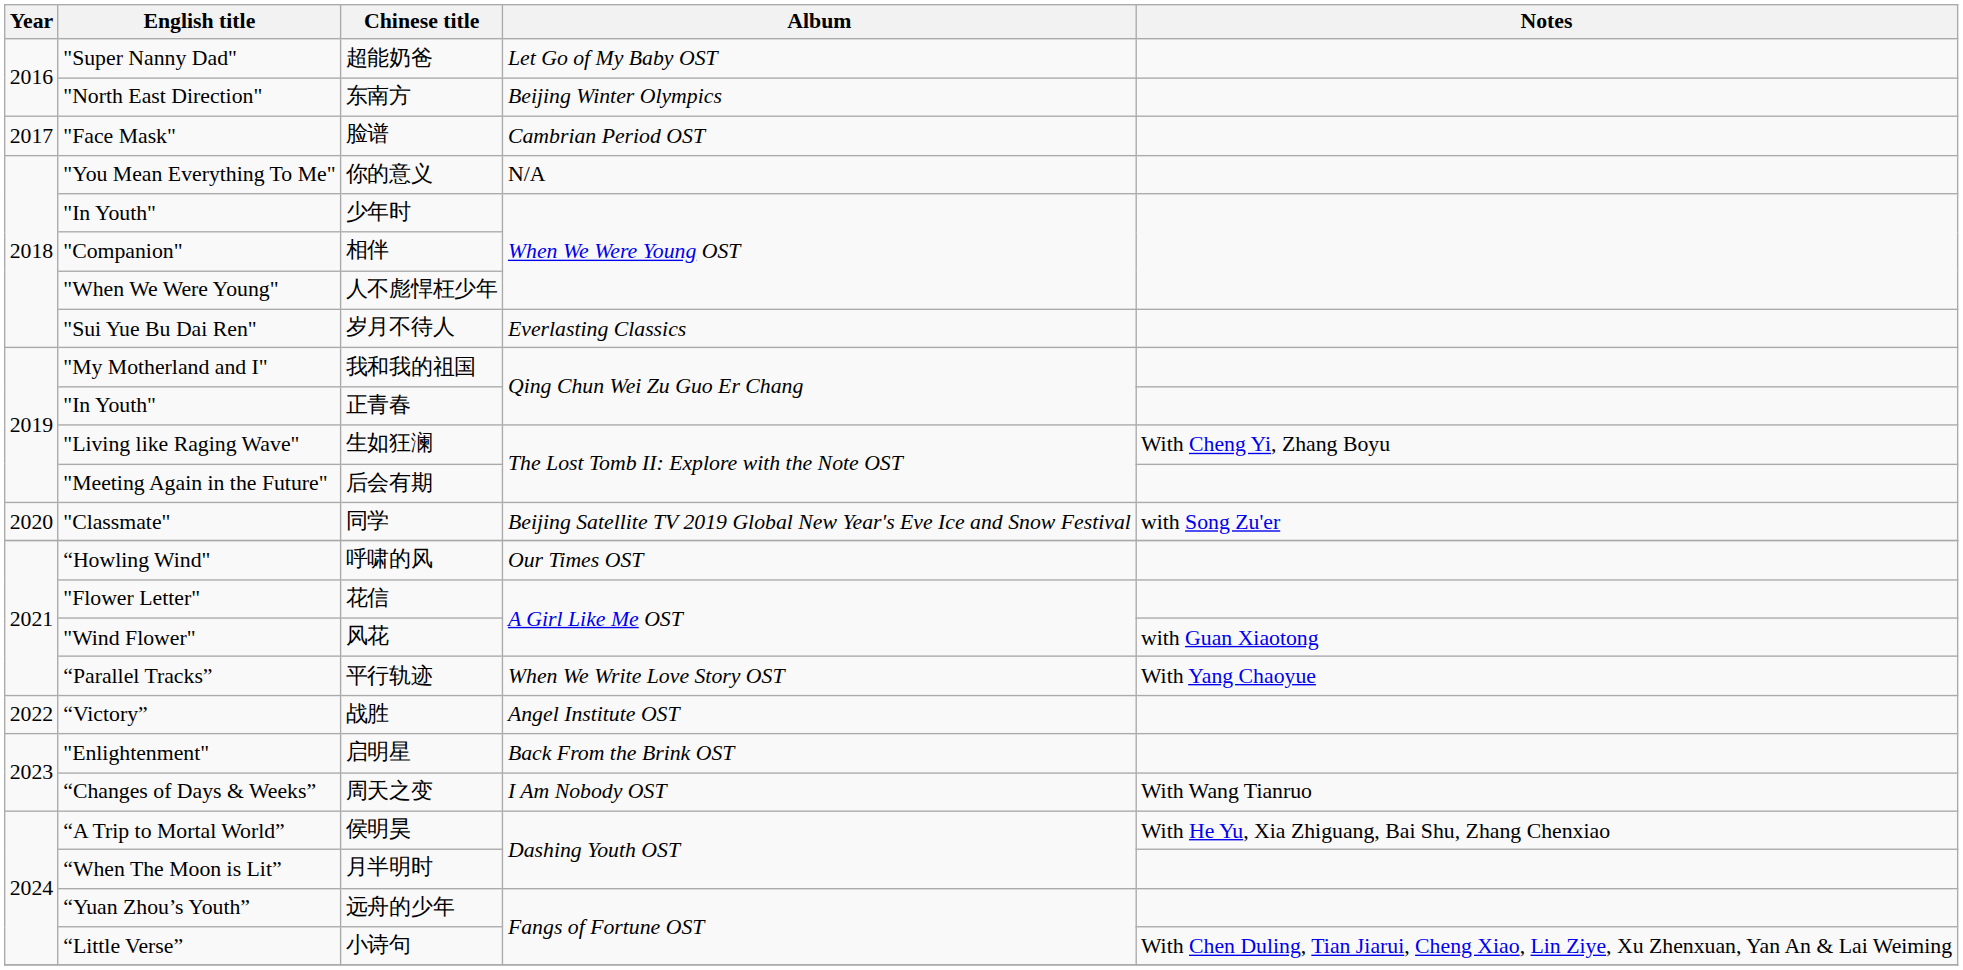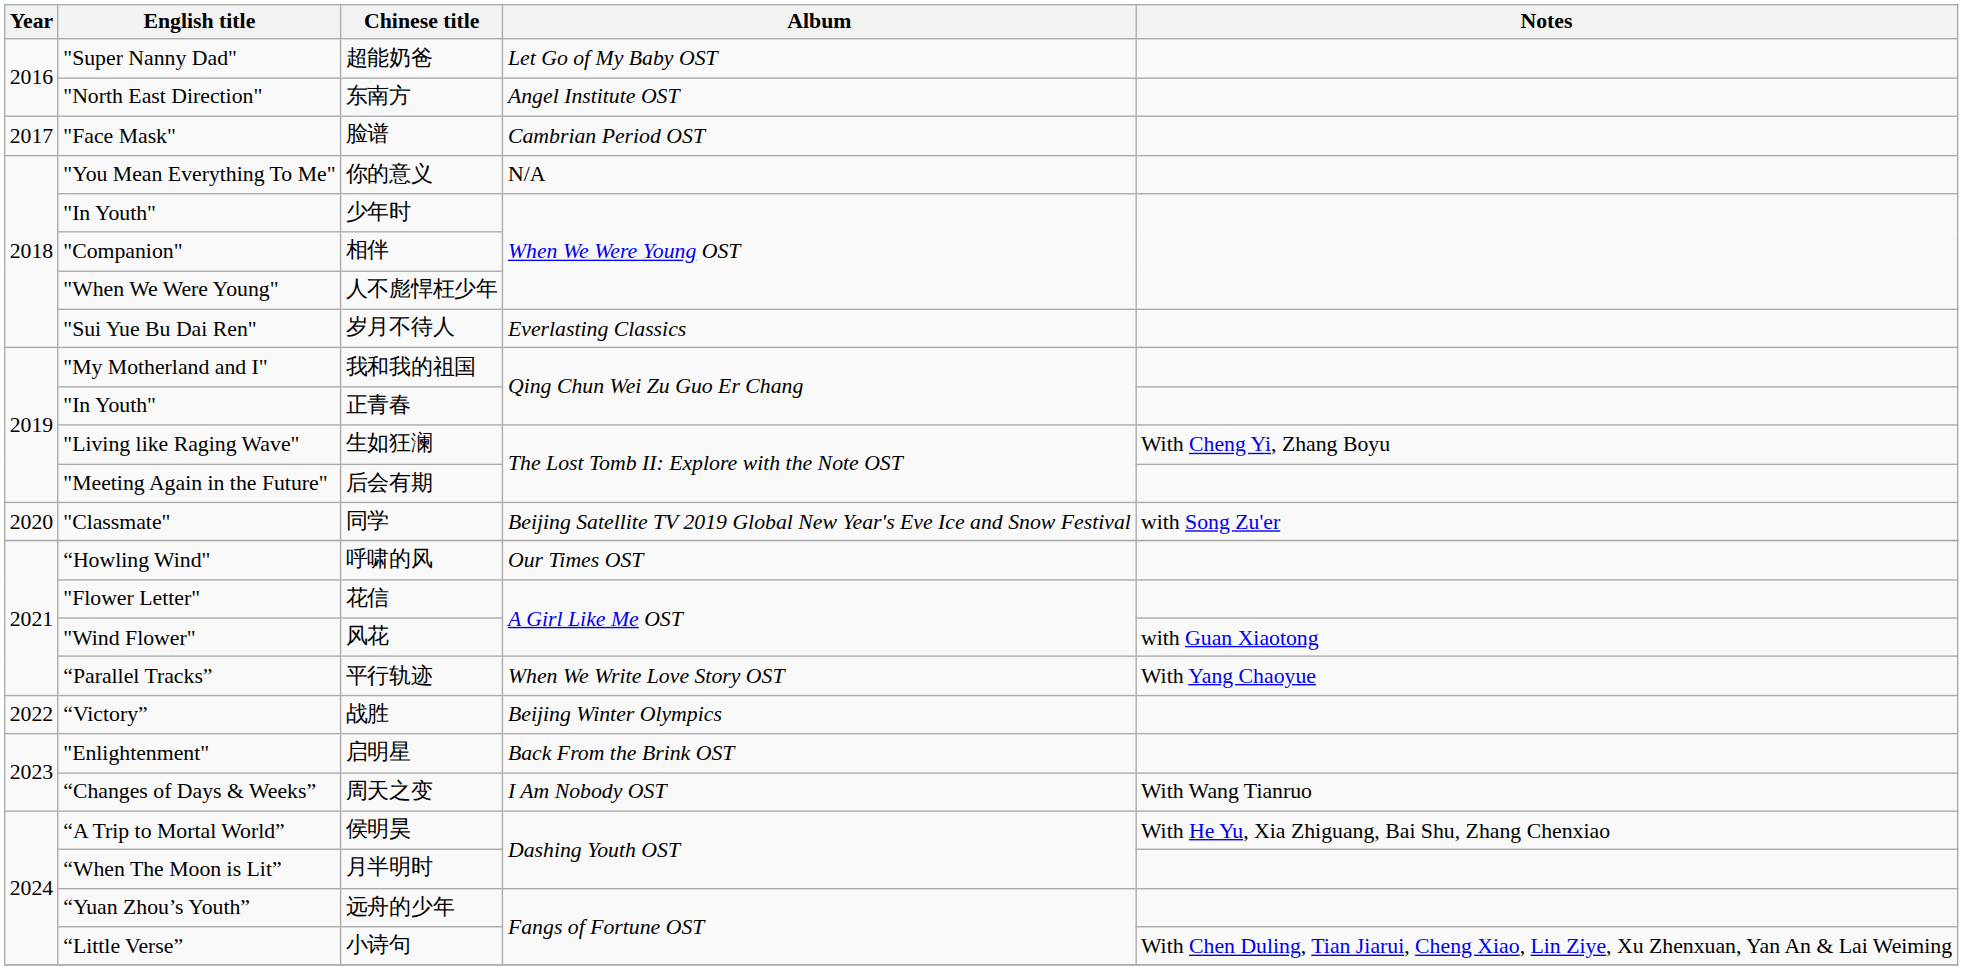(615, 96) Beijing Winter Olympics -> (594, 96) Angel Institute OST
(594, 714) Angel Institute OST -> (615, 714) Beijing Winter Olympics
